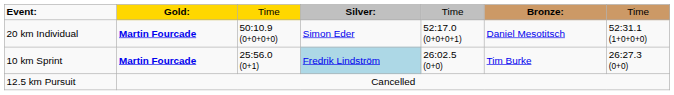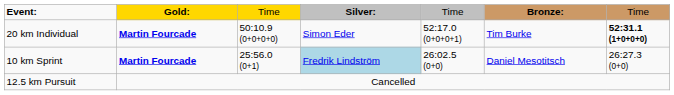(526, 33) Daniel Mesotitsch -> (509, 33) Tim Burke
(628, 33) normal -> (628, 33) bold
(509, 60) Tim Burke -> (526, 60) Daniel Mesotitsch
